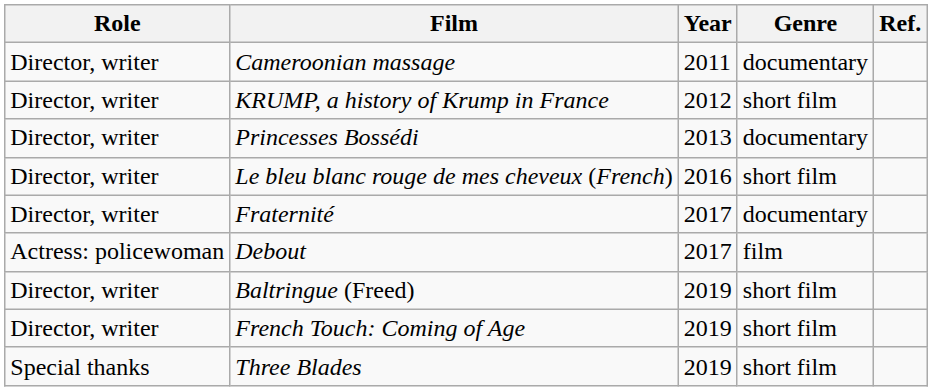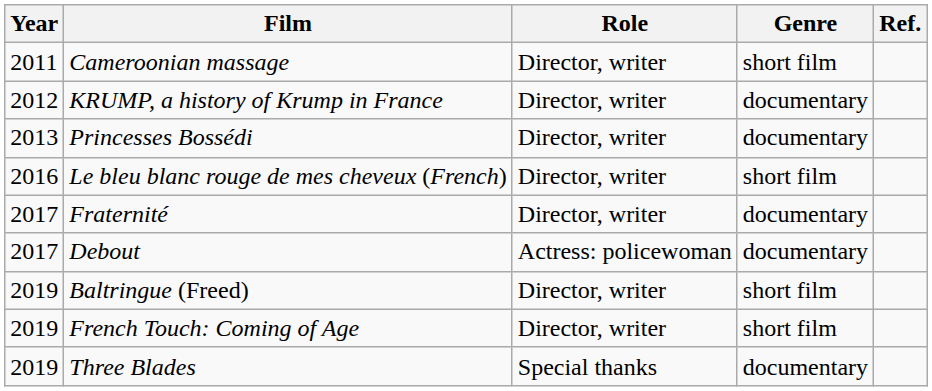columns swapped: (708, 23) <-> (117, 23)
(805, 61) documentary -> (790, 61) short film
(790, 99) short film -> (805, 99) documentary
(763, 251) film -> (805, 251) documentary
(790, 366) short film -> (805, 366) documentary
